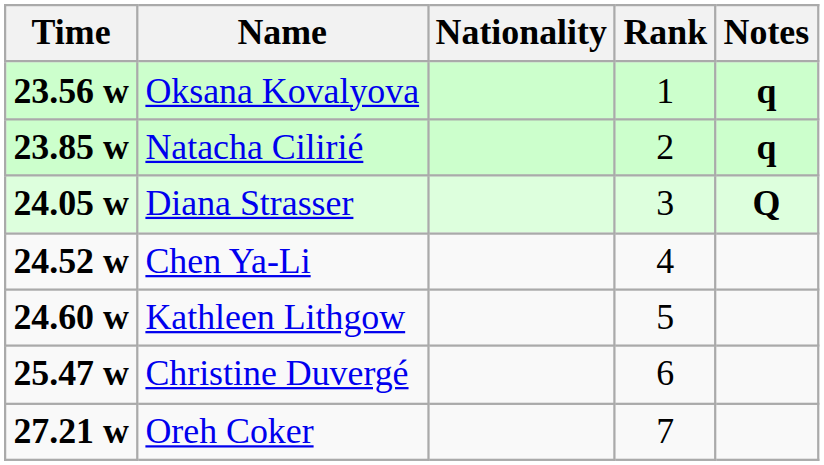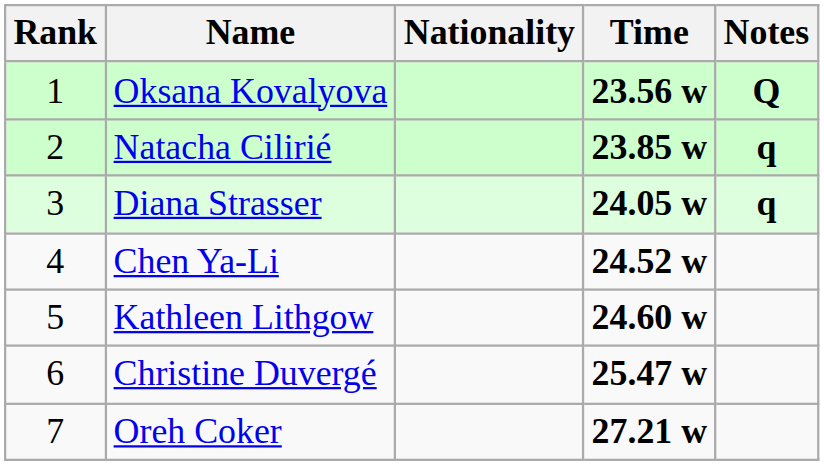columns swapped: (665, 32) <-> (71, 32)
(766, 89) q -> (766, 89) Q
(766, 203) Q -> (766, 203) q
